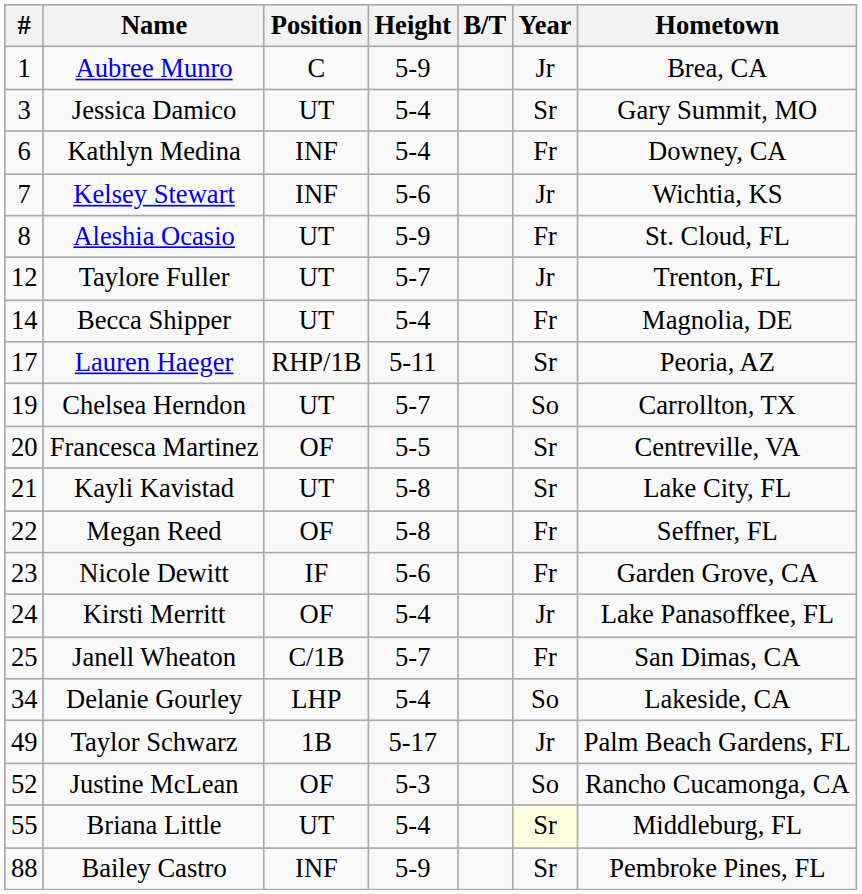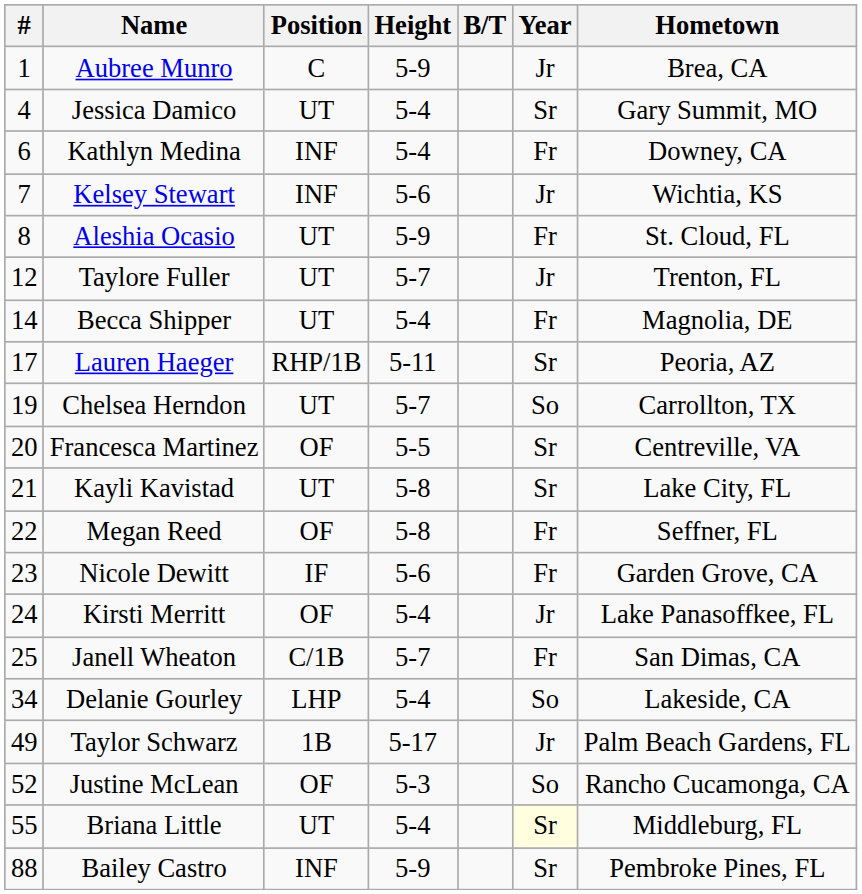(24, 109) 3 -> (24, 109) 4
